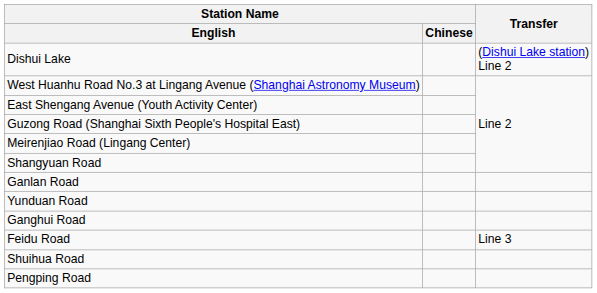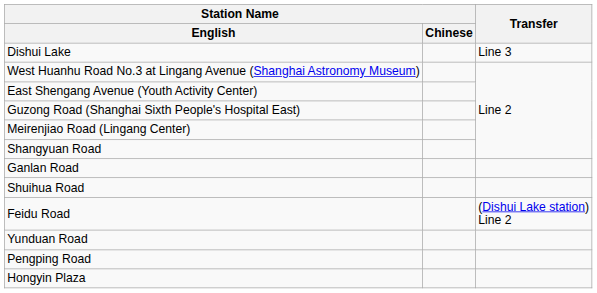(534, 59) (Dishui Lake station) Line 2 -> (495, 52) Line 3
rows swapped: (46, 259) <-> (47, 201)
- row: (46, 220)
(495, 239) Line 3 -> (534, 213) (Dishui Lake station) Line 2
+ row: (46, 278)
